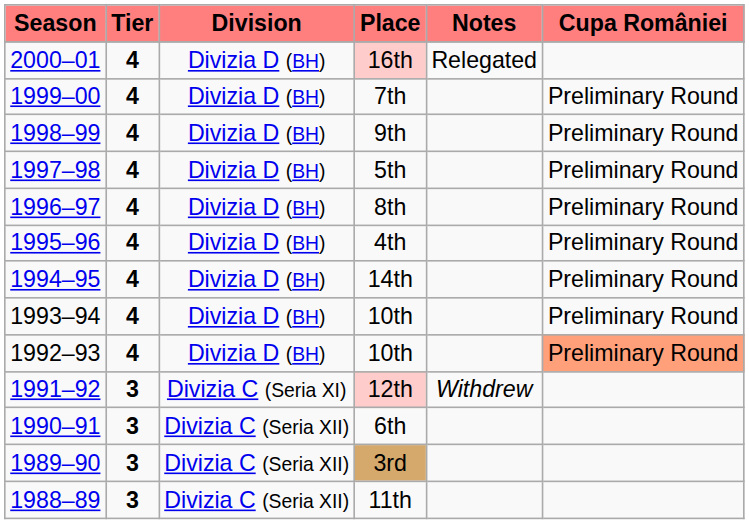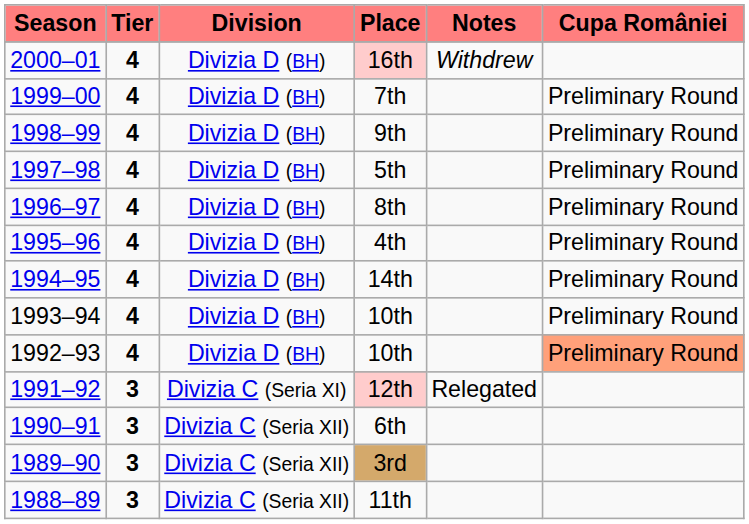(484, 60) Relegated -> (484, 60) Withdrew
(484, 390) Withdrew -> (484, 390) Relegated
